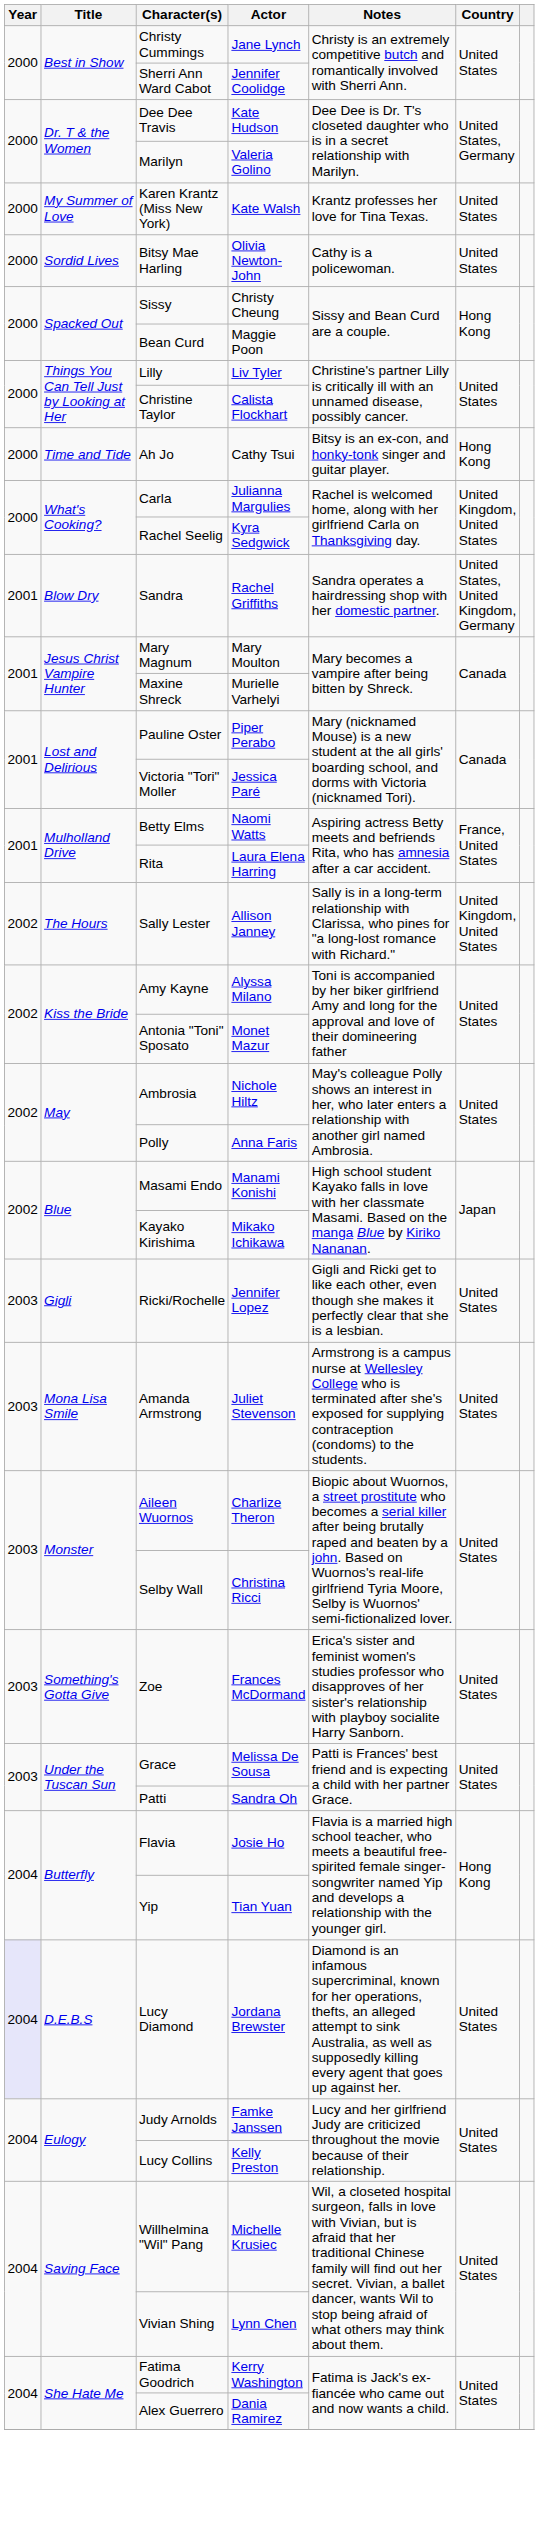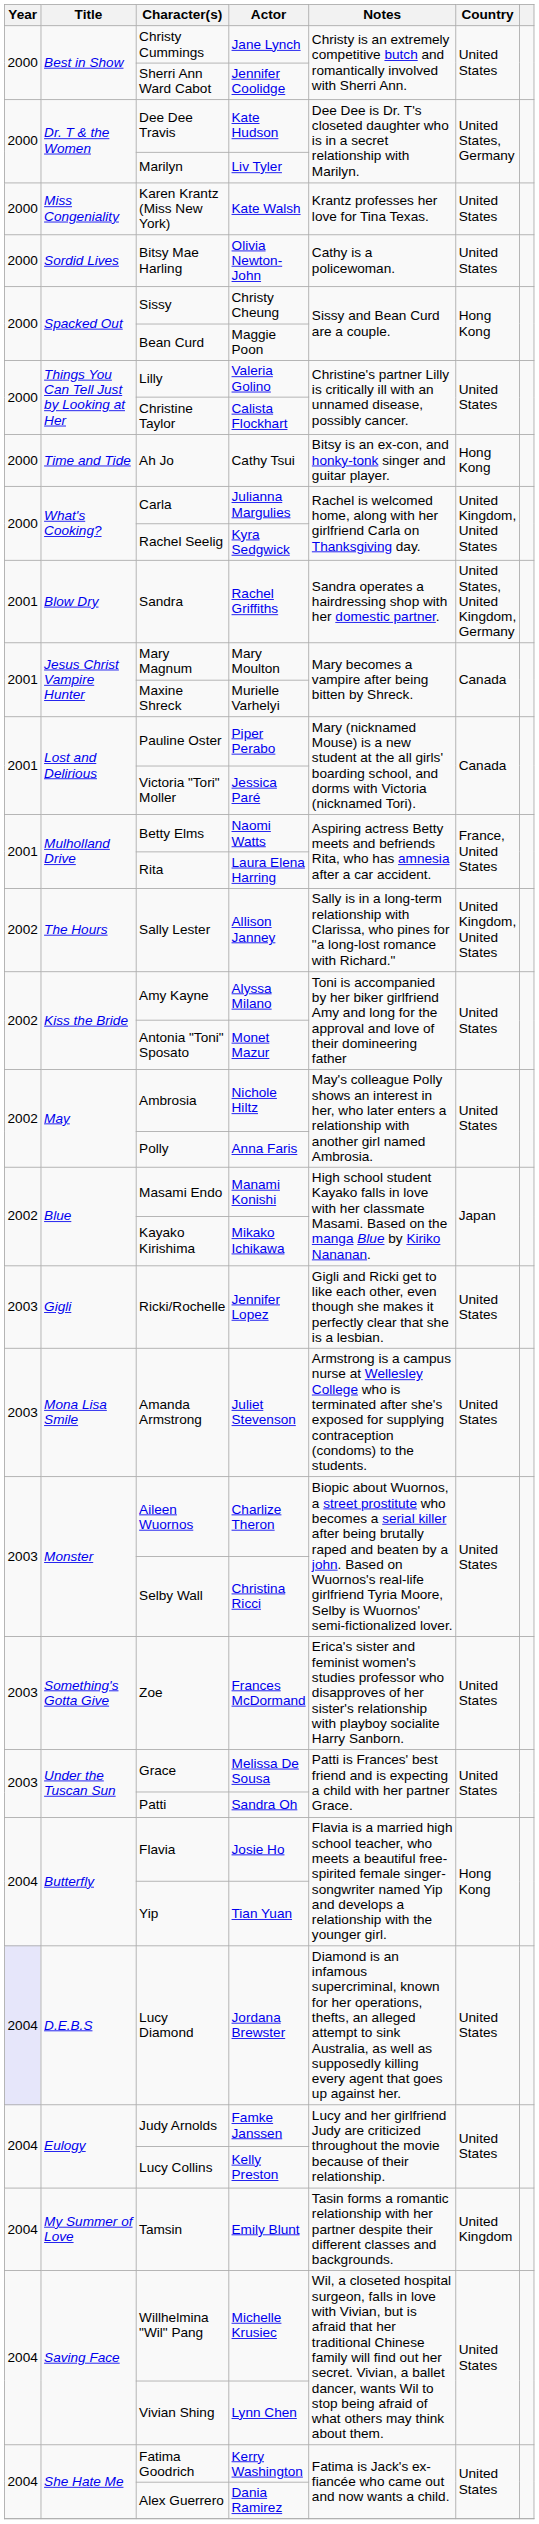(252, 161) Valeria Golino -> (257, 167) Liv Tyler
(88, 208) My Summer of Love -> (82, 208) Miss Congeniality
(257, 373) Liv Tyler -> (252, 379) Valeria Golino
+ row: (161, 2229)
